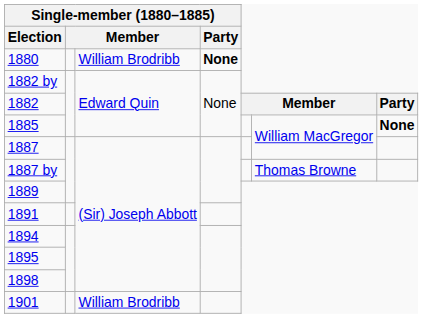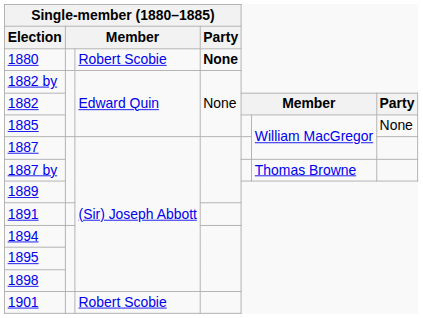(129, 59) William Brodribb -> (123, 59) Robert Scobie
(397, 125) bold -> (396, 125) normal
(129, 302) William Brodribb -> (123, 302) Robert Scobie
